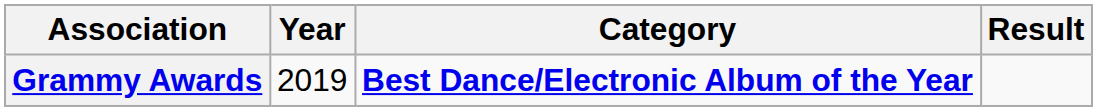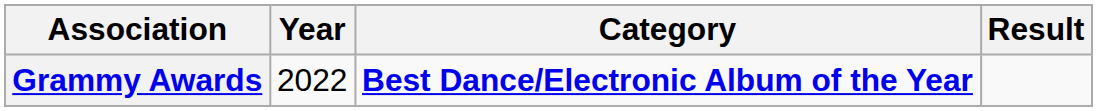(312, 79) 2019 -> (312, 79) 2022
